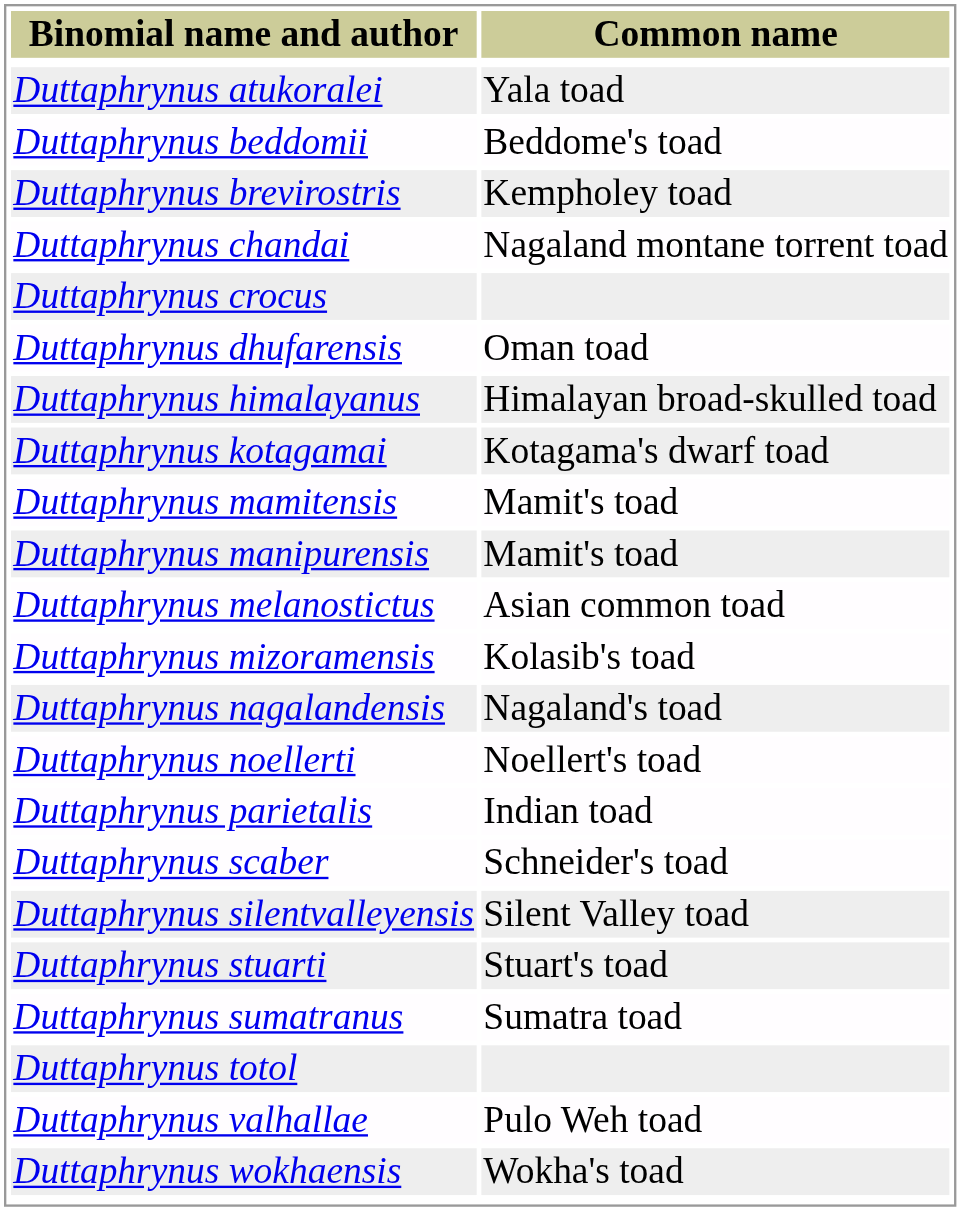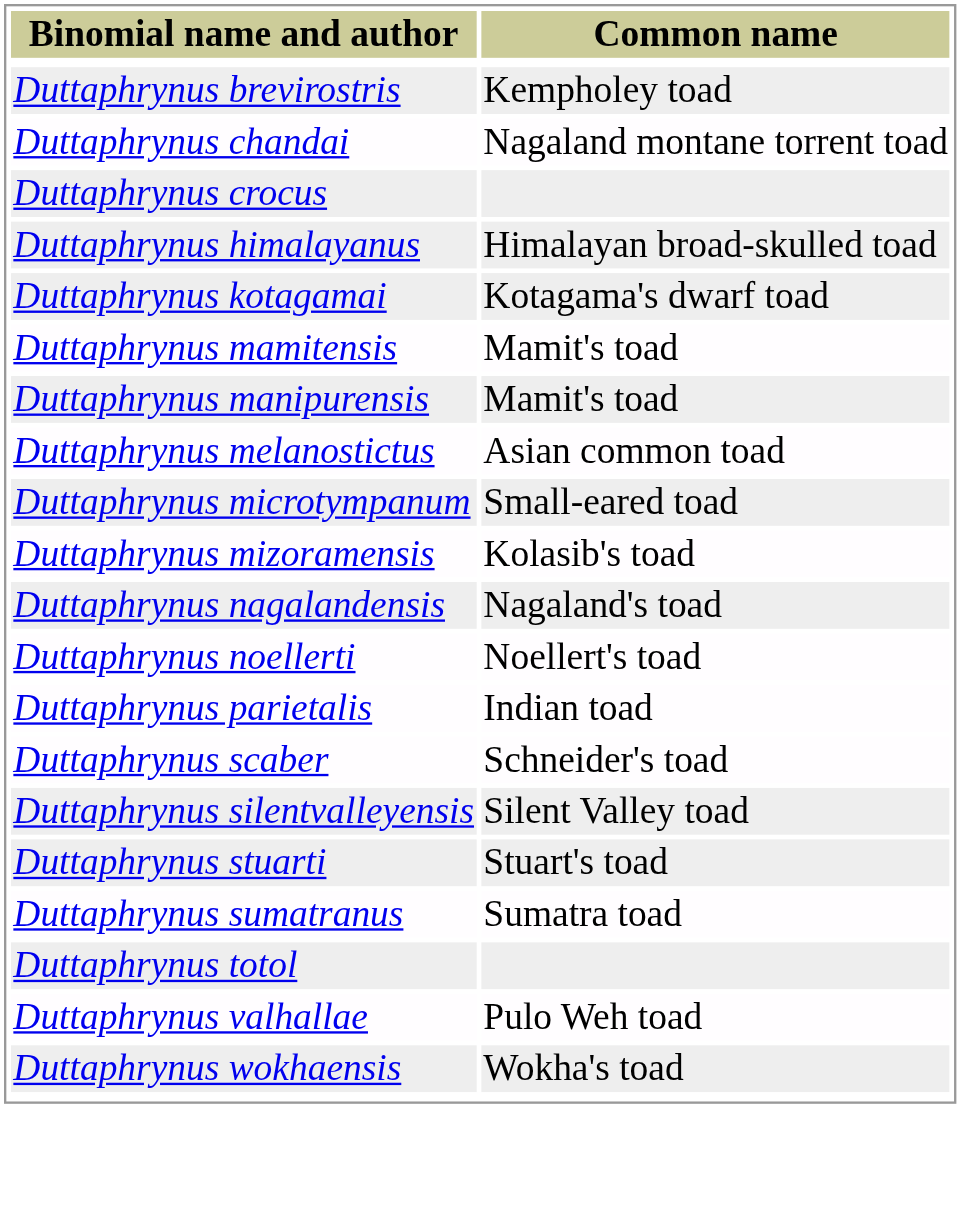- row: (198, 89)
- row: (191, 141)
- row: (208, 347)
+ row: (242, 501)
